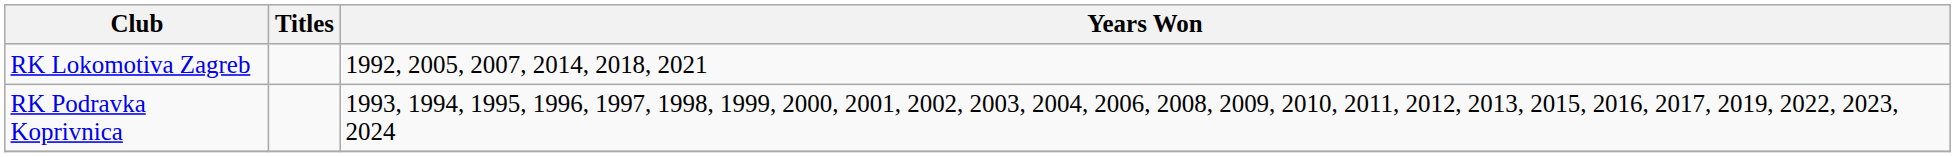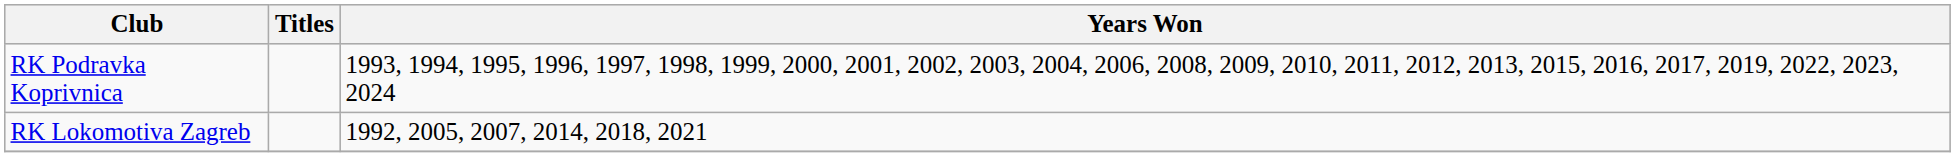rows swapped: (78, 117) <-> (130, 63)
